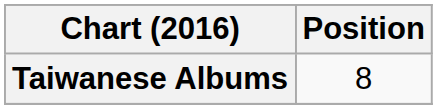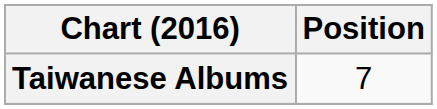(364, 78) 8 -> (364, 78) 7
